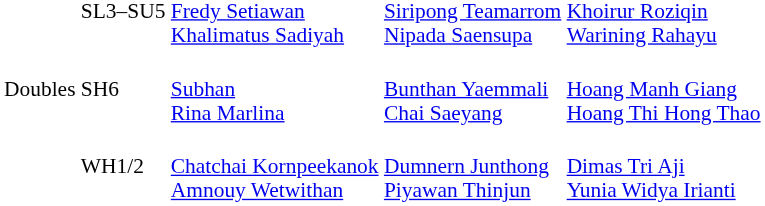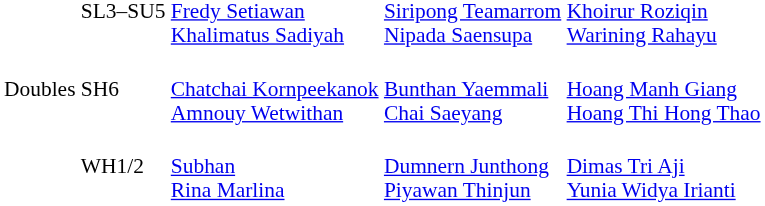(228, 100) Subhan Rina Marlina -> (275, 100) Chatchai Kornpeekanok Amnouy Wetwithan
(275, 178) Chatchai Kornpeekanok Amnouy Wetwithan -> (228, 178) Subhan Rina Marlina
